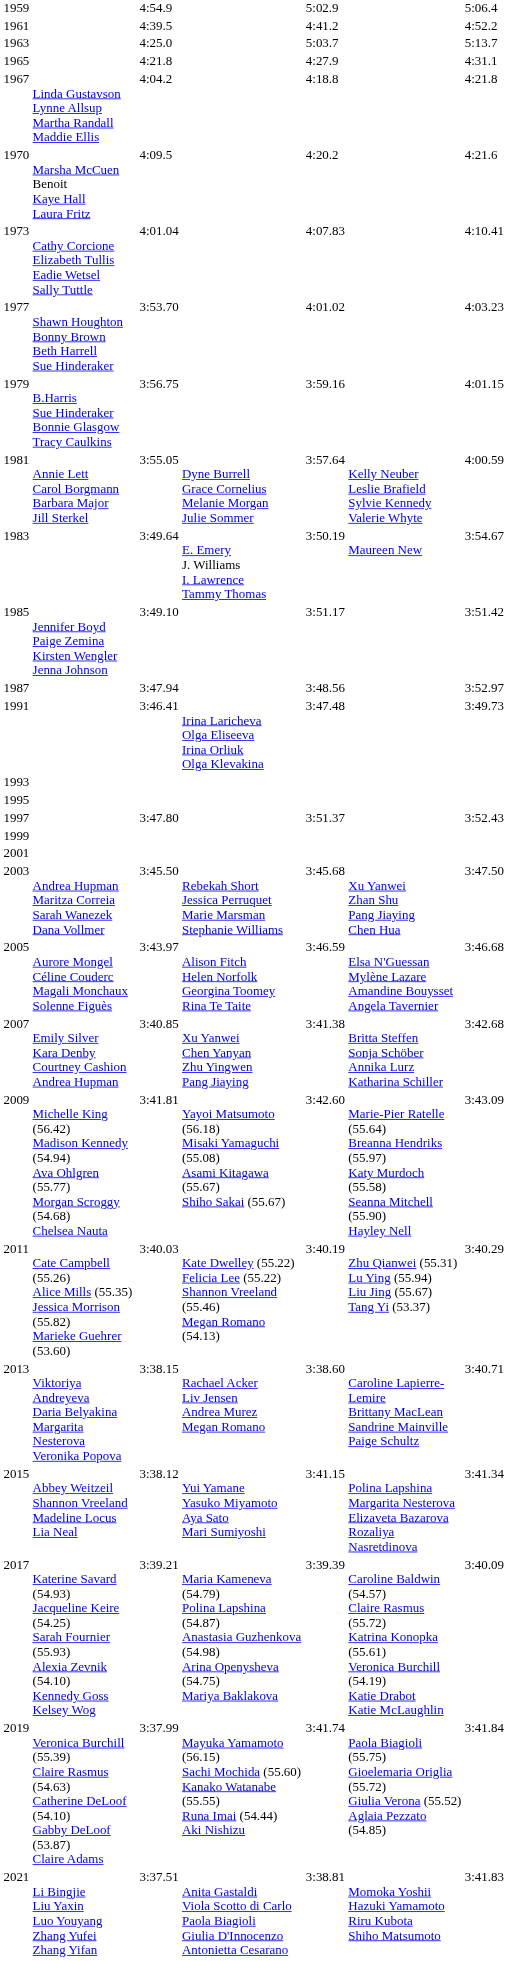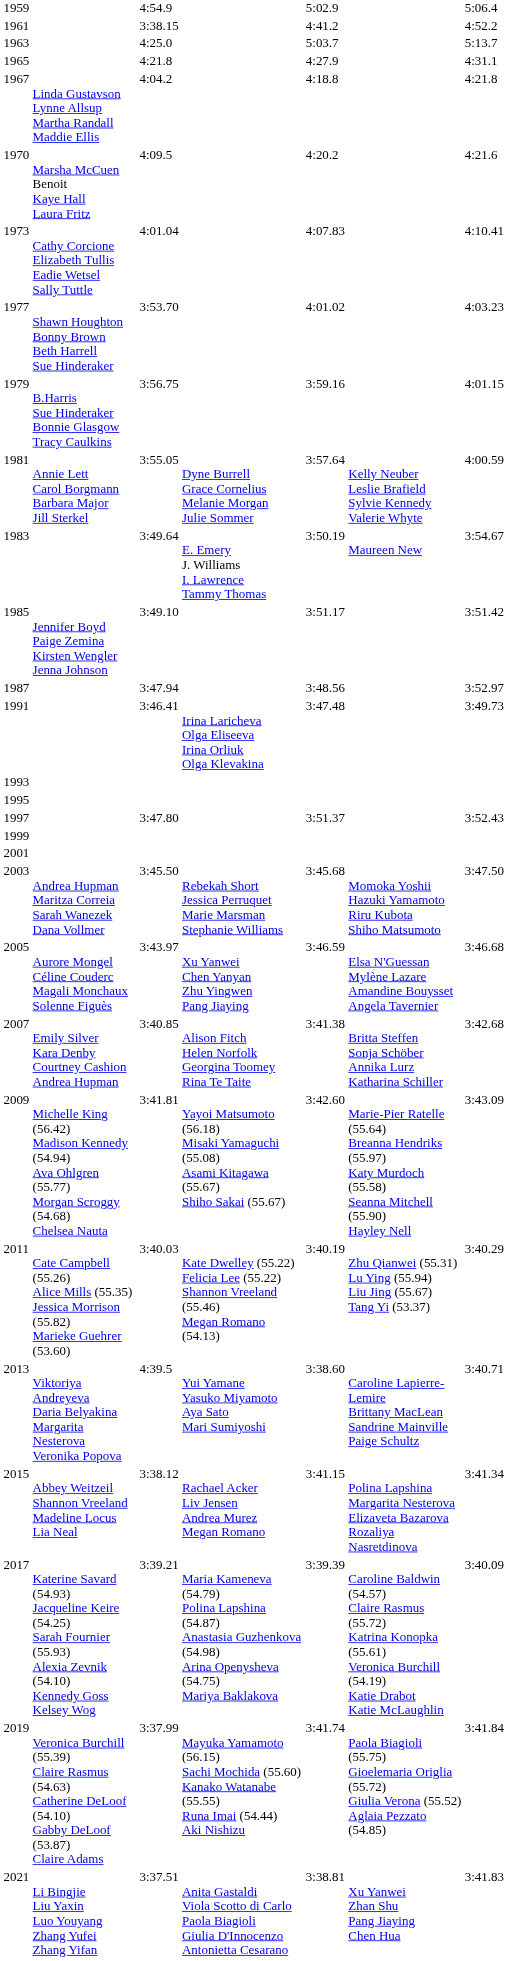(156, 25) 4:39.5 -> (159, 25) 3:38.15
(382, 907) Xu Yanwei Zhan Shu Pang Jiaying Chen Hua -> (397, 907) Momoka Yoshii Hazuki Yamamoto Riru Kubota Shiho Matsumoto
(229, 983) Alison Fitch Helen Norfolk Georgina Toomey Rina Te Taite -> (217, 983) Xu Yanwei Chen Yanyan Zhu Yingwen Pang Jiaying
(217, 1060) Xu Yanwei Chen Yanyan Zhu Yingwen Pang Jiaying -> (229, 1060) Alison Fitch Helen Norfolk Georgina Toomey Rina Te Taite
(159, 1368) 3:38.15 -> (156, 1368) 4:39.5
(224, 1405) Rachael Acker Liv Jensen Andrea Murez Megan Romano -> (230, 1405) Yui Yamane Yasuko Miyamoto Aya Sato Mari Sumiyoshi
(230, 1510) Yui Yamane Yasuko Miyamoto Aya Sato Mari Sumiyoshi -> (224, 1510) Rachael Acker Liv Jensen Andrea Murez Megan Romano
(397, 1913) Momoka Yoshii Hazuki Yamamoto Riru Kubota Shiho Matsumoto -> (382, 1913) Xu Yanwei Zhan Shu Pang Jiaying Chen Hua
